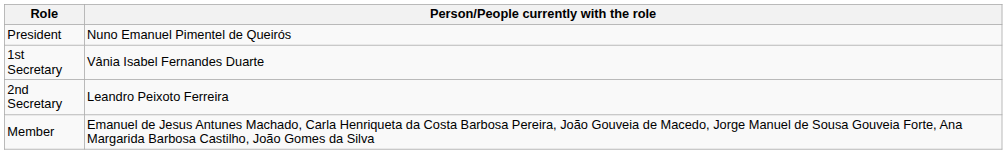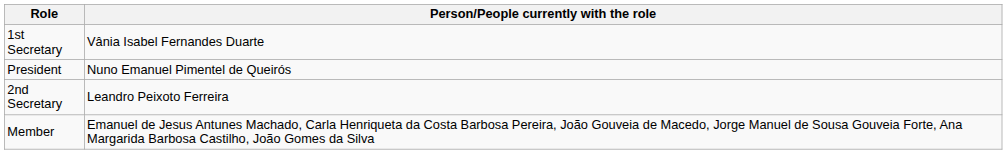rows swapped: (34, 34) <-> (35, 62)
